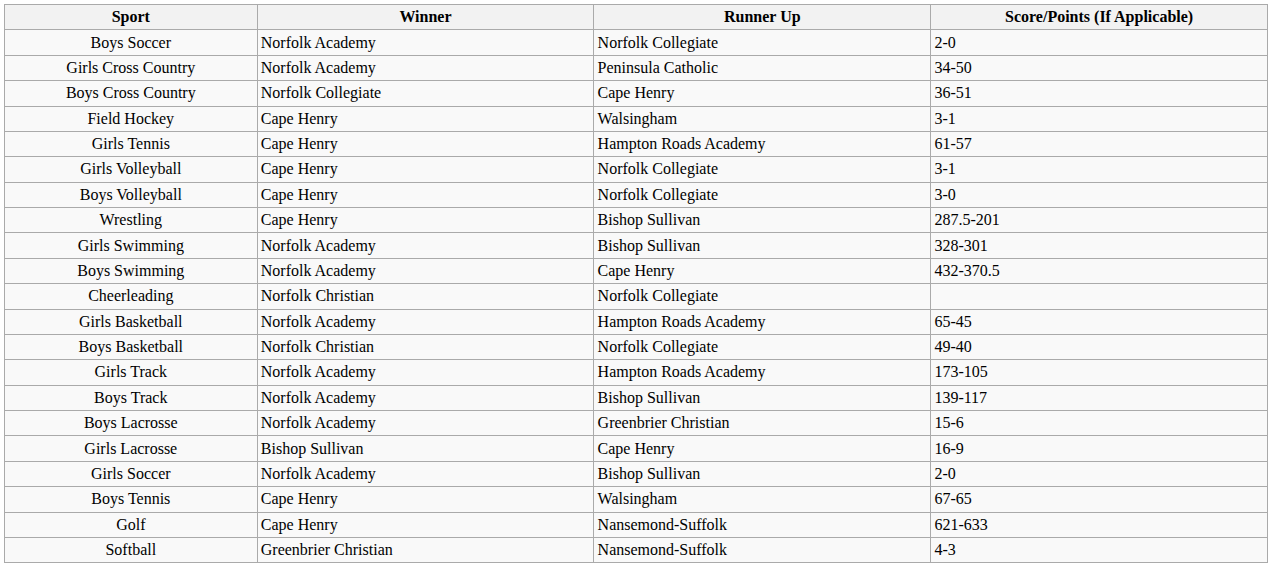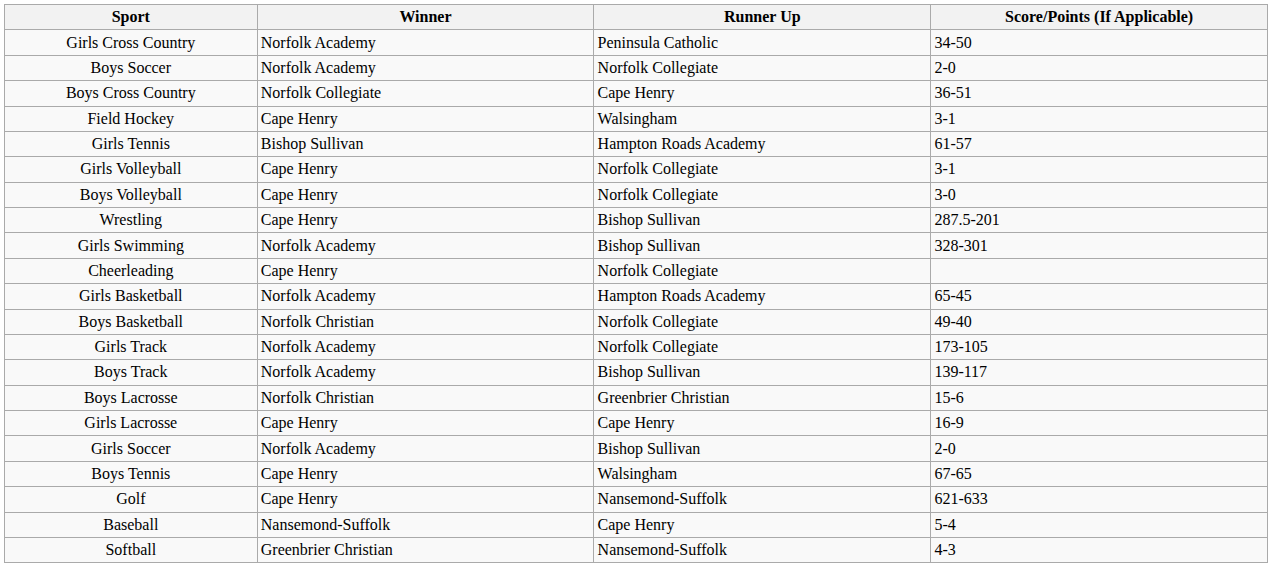rows swapped: (131, 42) <-> (131, 67)
(299, 144) Cape Henry -> (312, 144) Bishop Sullivan
- row: (131, 270)
(317, 296) Norfolk Christian -> (299, 270) Cape Henry
(682, 372) Hampton Roads Academy -> (658, 347) Norfolk Collegiate
(318, 423) Norfolk Academy -> (317, 397) Norfolk Christian
(312, 448) Bishop Sullivan -> (299, 423) Cape Henry
+ row: (131, 524)
